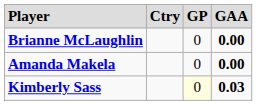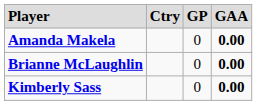rows swapped: (75, 40) <-> (62, 64)
(197, 87) lightyellow background -> (197, 87) no background
(231, 87) 0.03 -> (231, 87) 0.00
